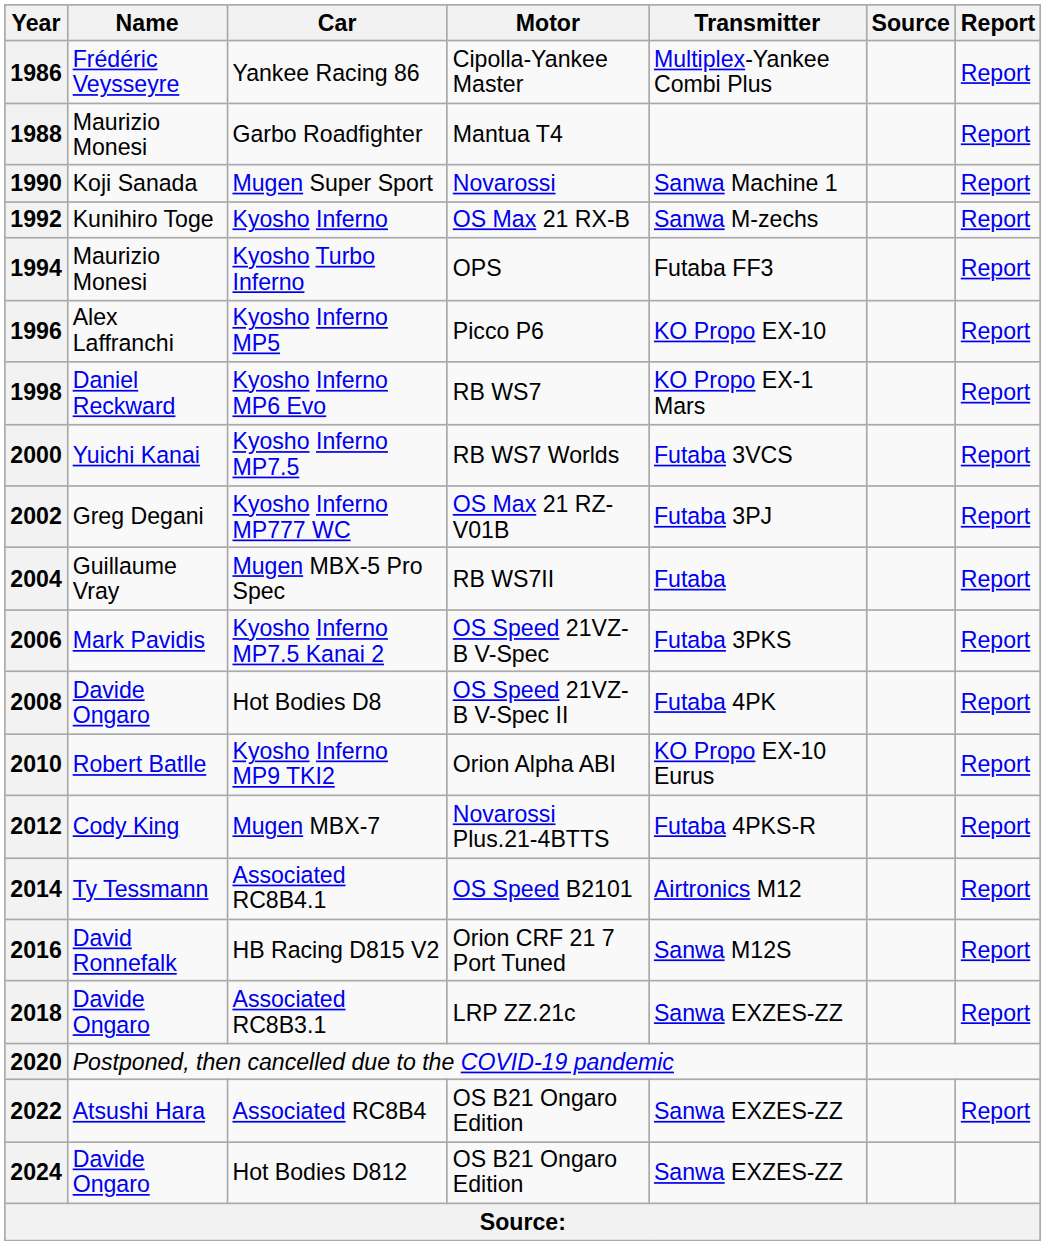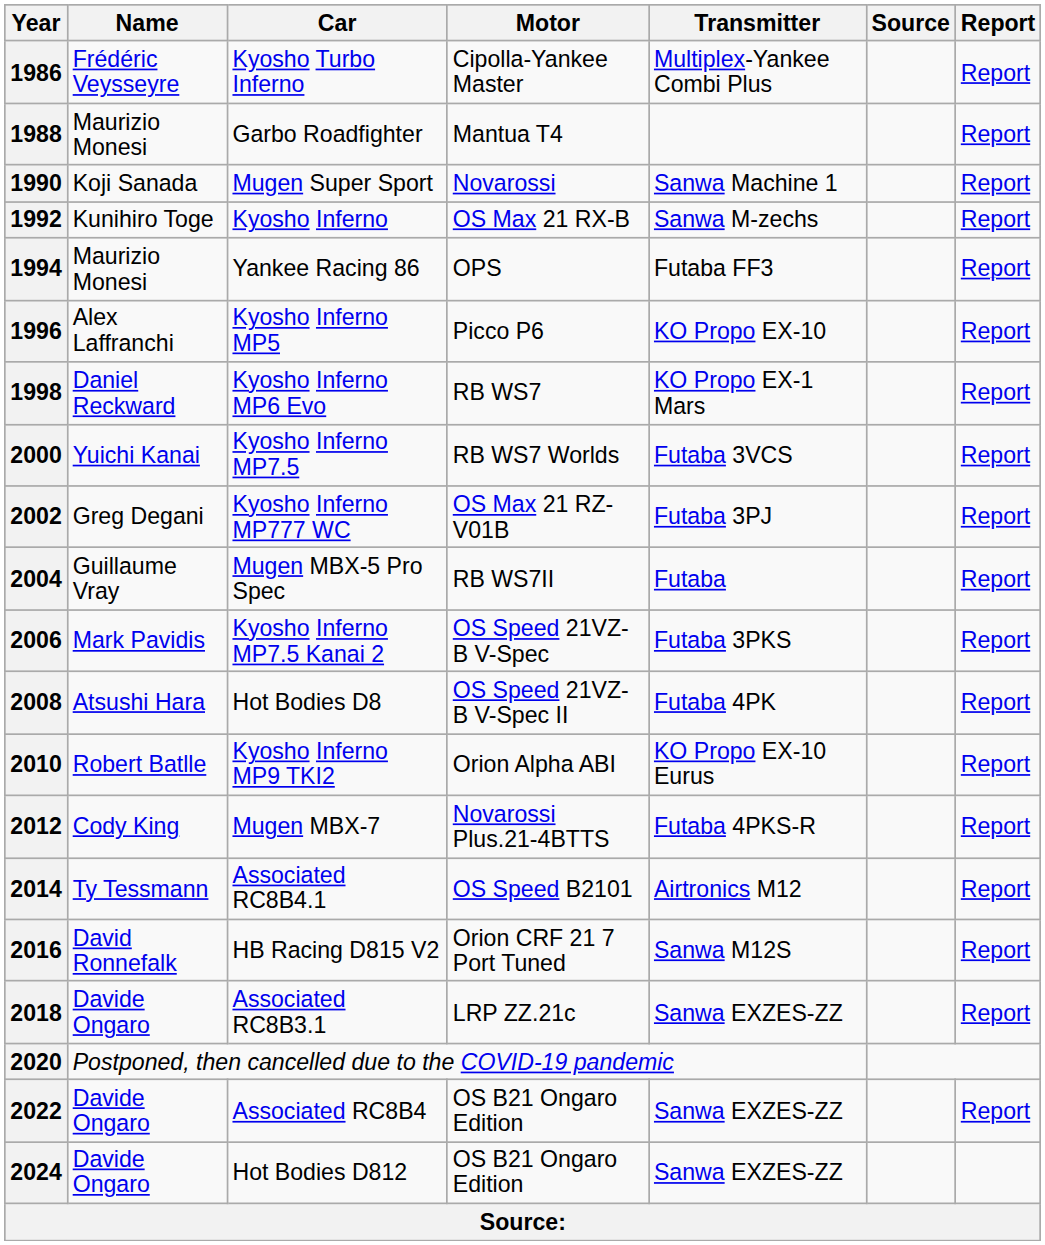(326, 72) Yankee Racing 86 -> (304, 72) Kyosho Turbo Inferno
(304, 269) Kyosho Turbo Inferno -> (326, 269) Yankee Racing 86
(111, 702) Davide Ongaro -> (139, 702) Atsushi Hara
(139, 1110) Atsushi Hara -> (111, 1110) Davide Ongaro
